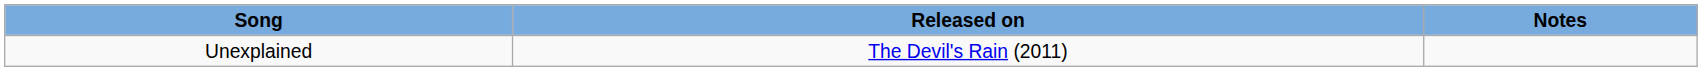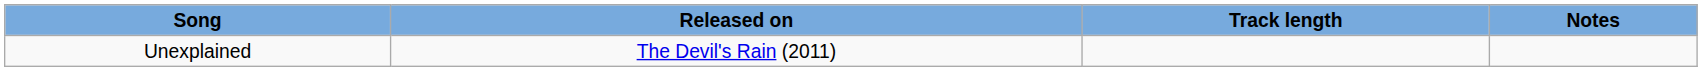+ column: (1286, 20)
